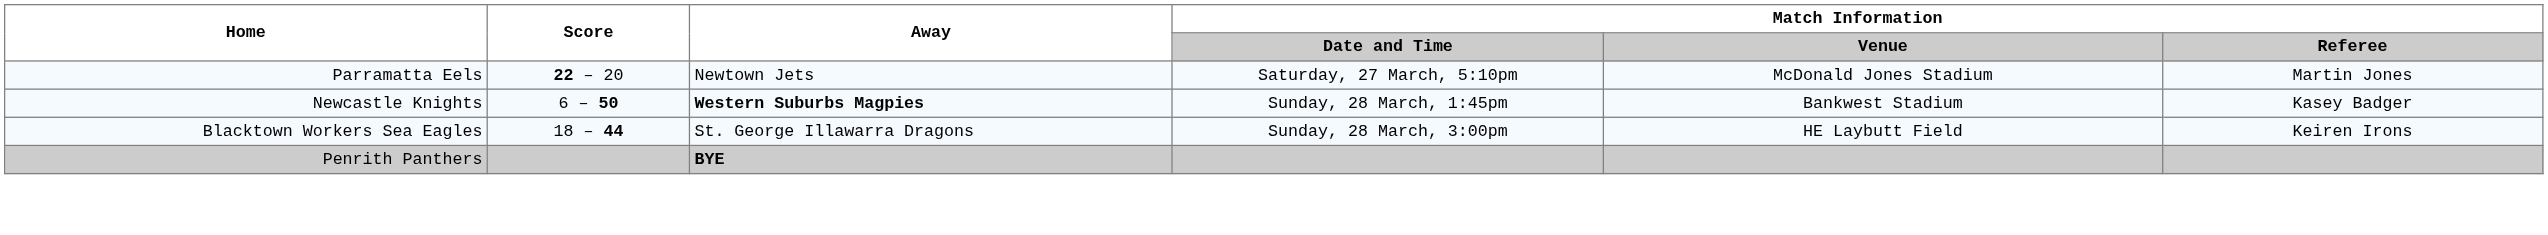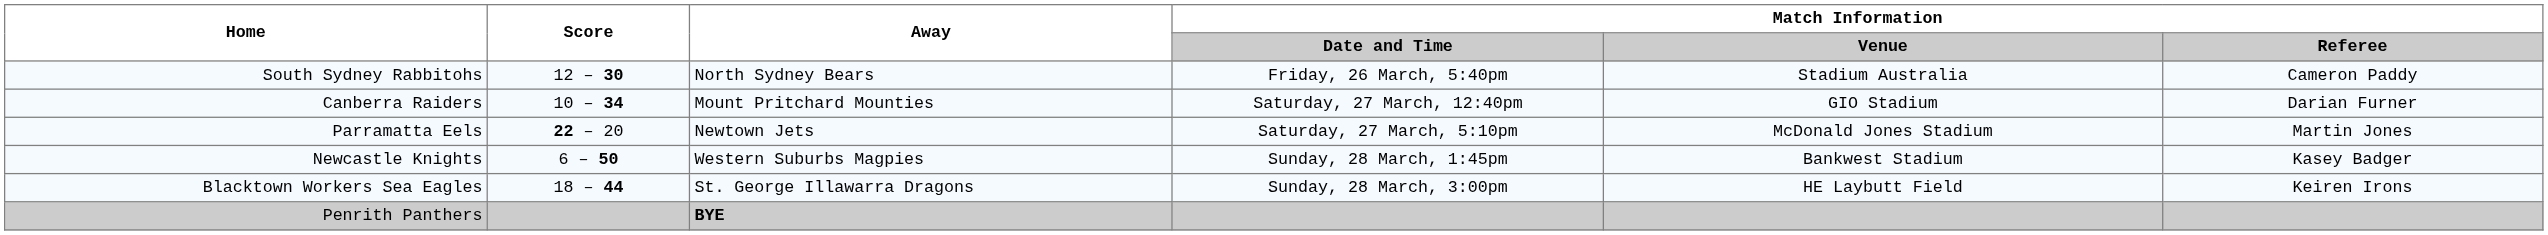+ row: (373, 75)
+ row: (403, 103)
(809, 103) bold -> (809, 160) normal
